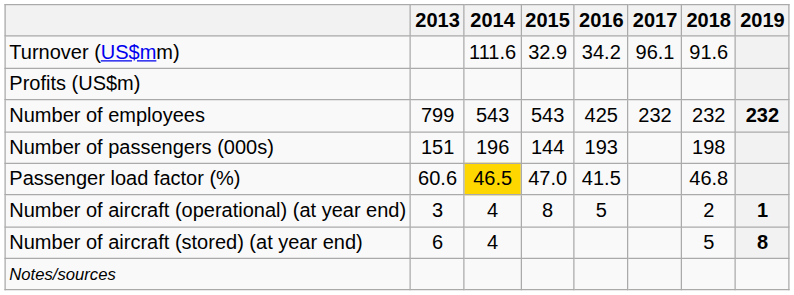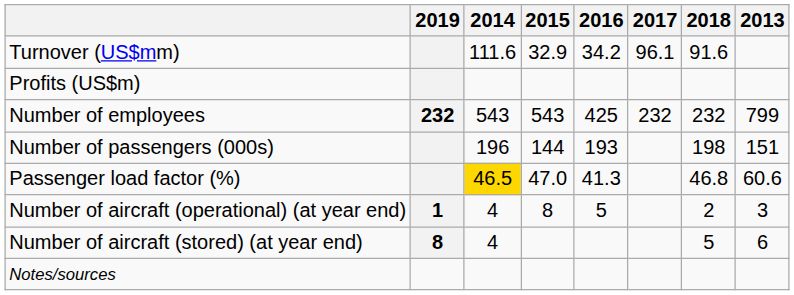columns swapped: (438, 20) <-> (762, 20)
(601, 178) 41.5 -> (601, 178) 41.3
